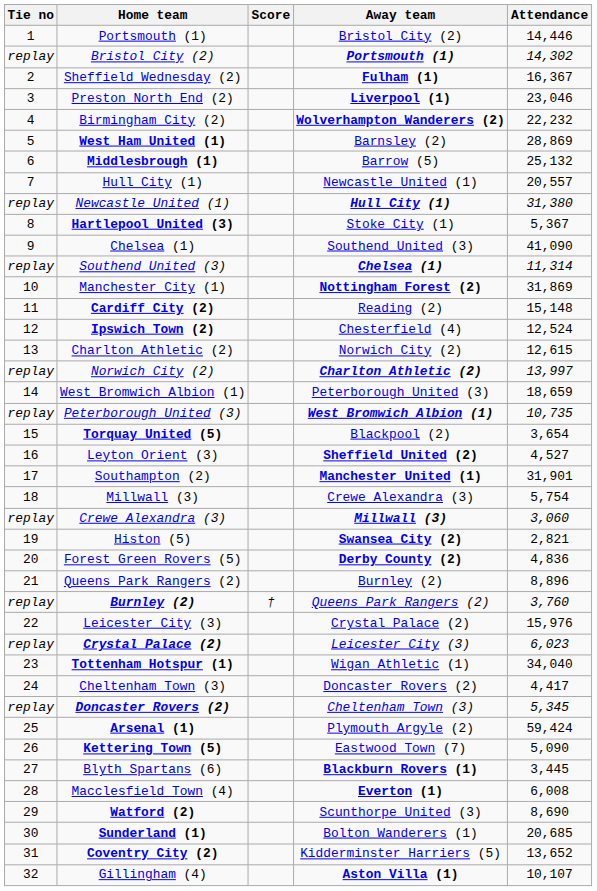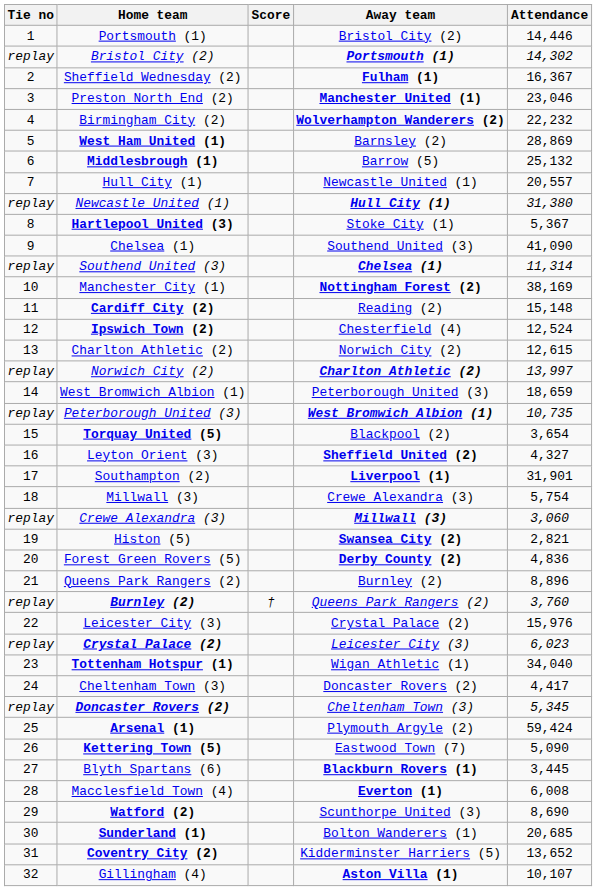(401, 99) Liverpool (1) -> (401, 99) Manchester United (1)
(550, 288) 31,869 -> (550, 288) 38,169
(550, 455) 4,527 -> (550, 455) 4,327
(401, 476) Manchester United (1) -> (401, 476) Liverpool (1)
